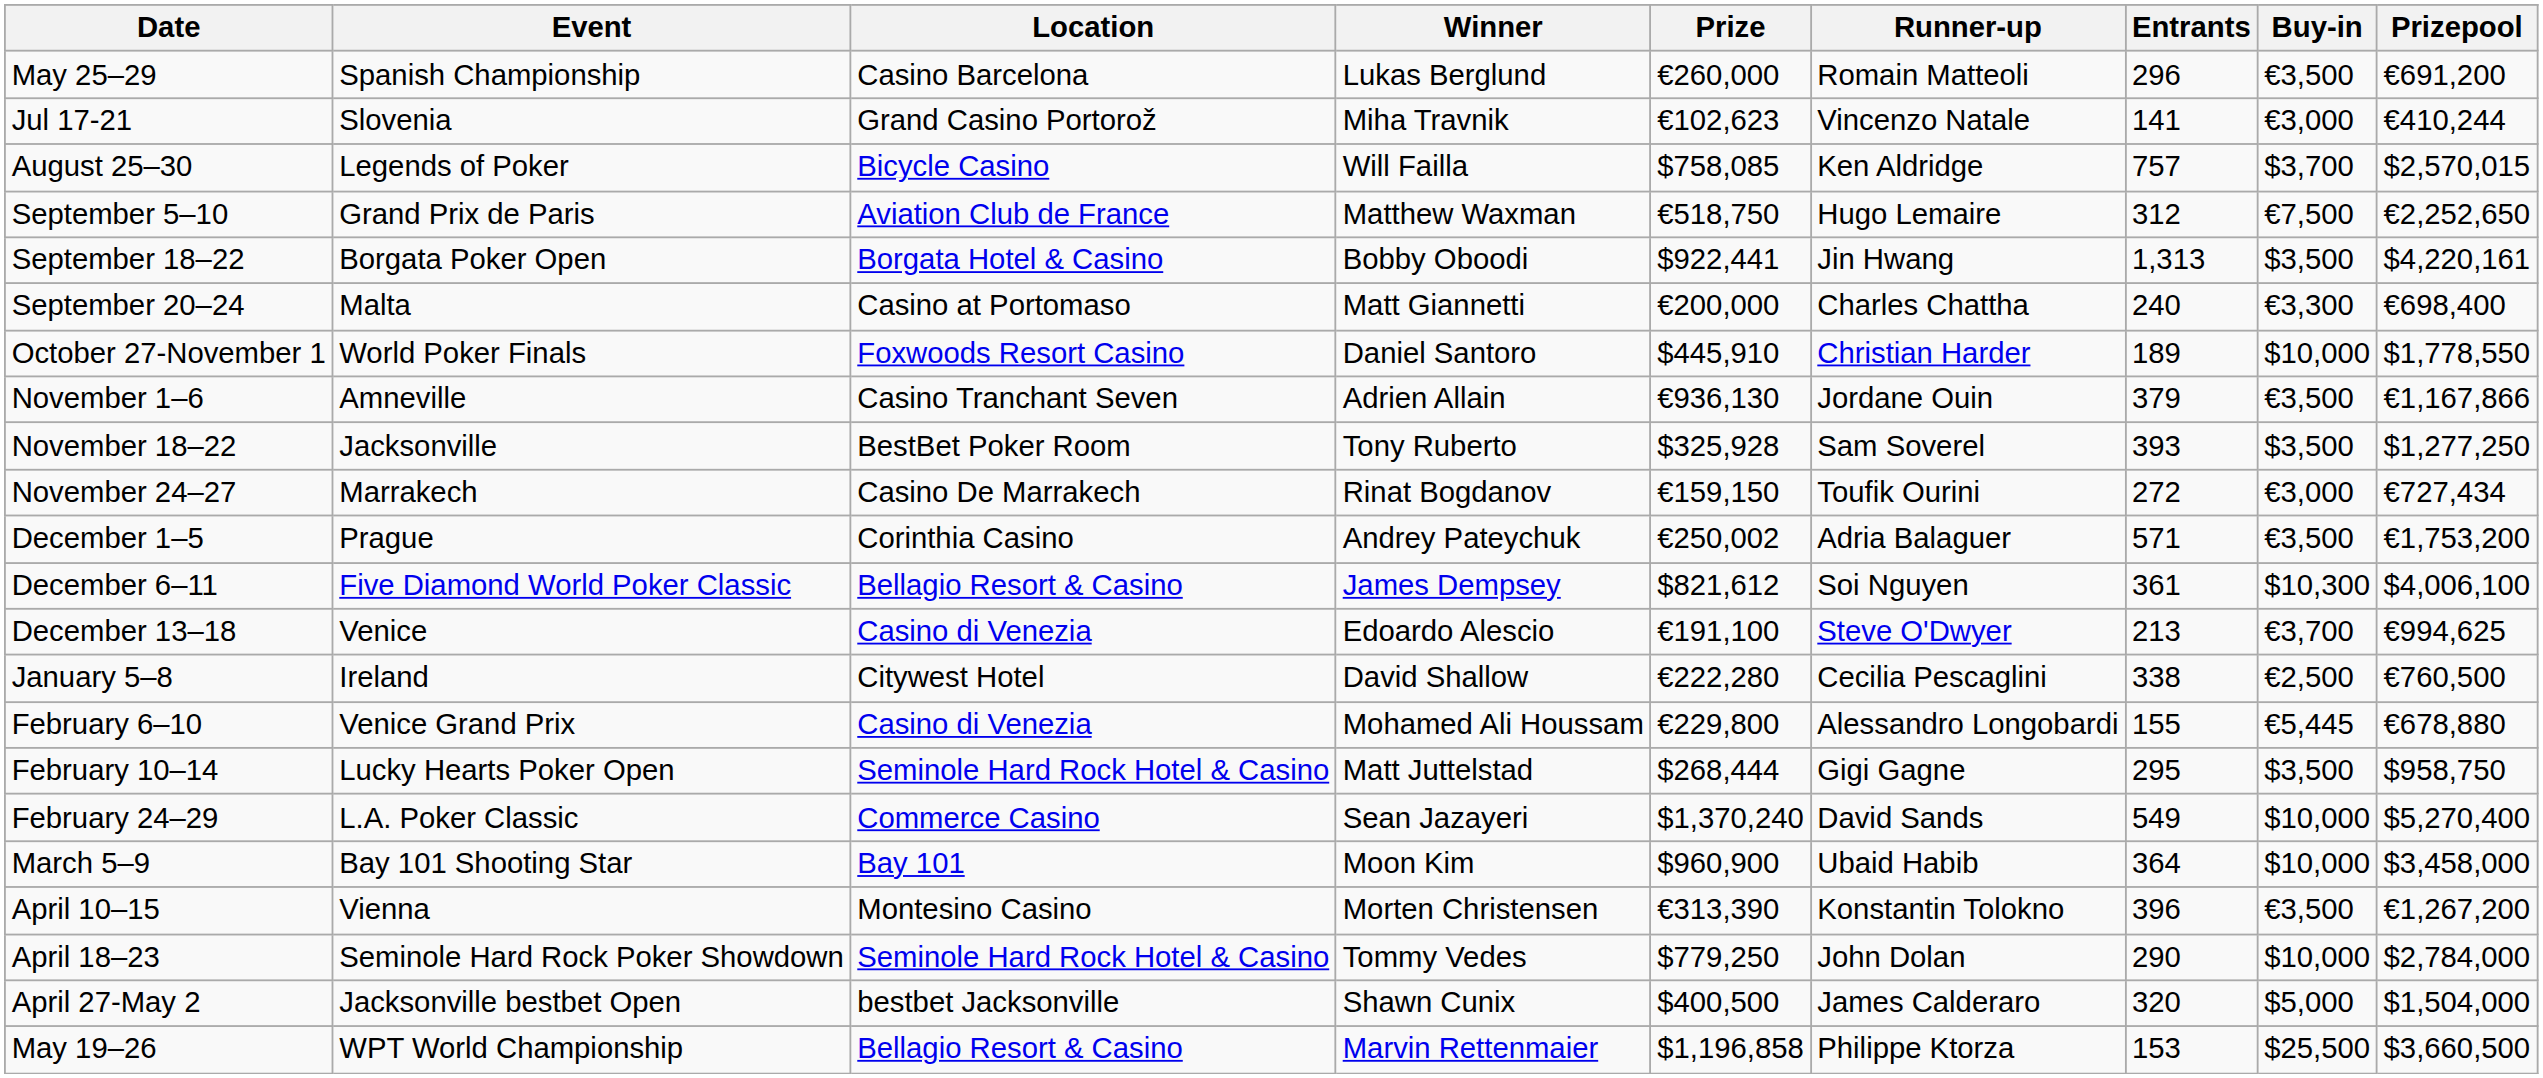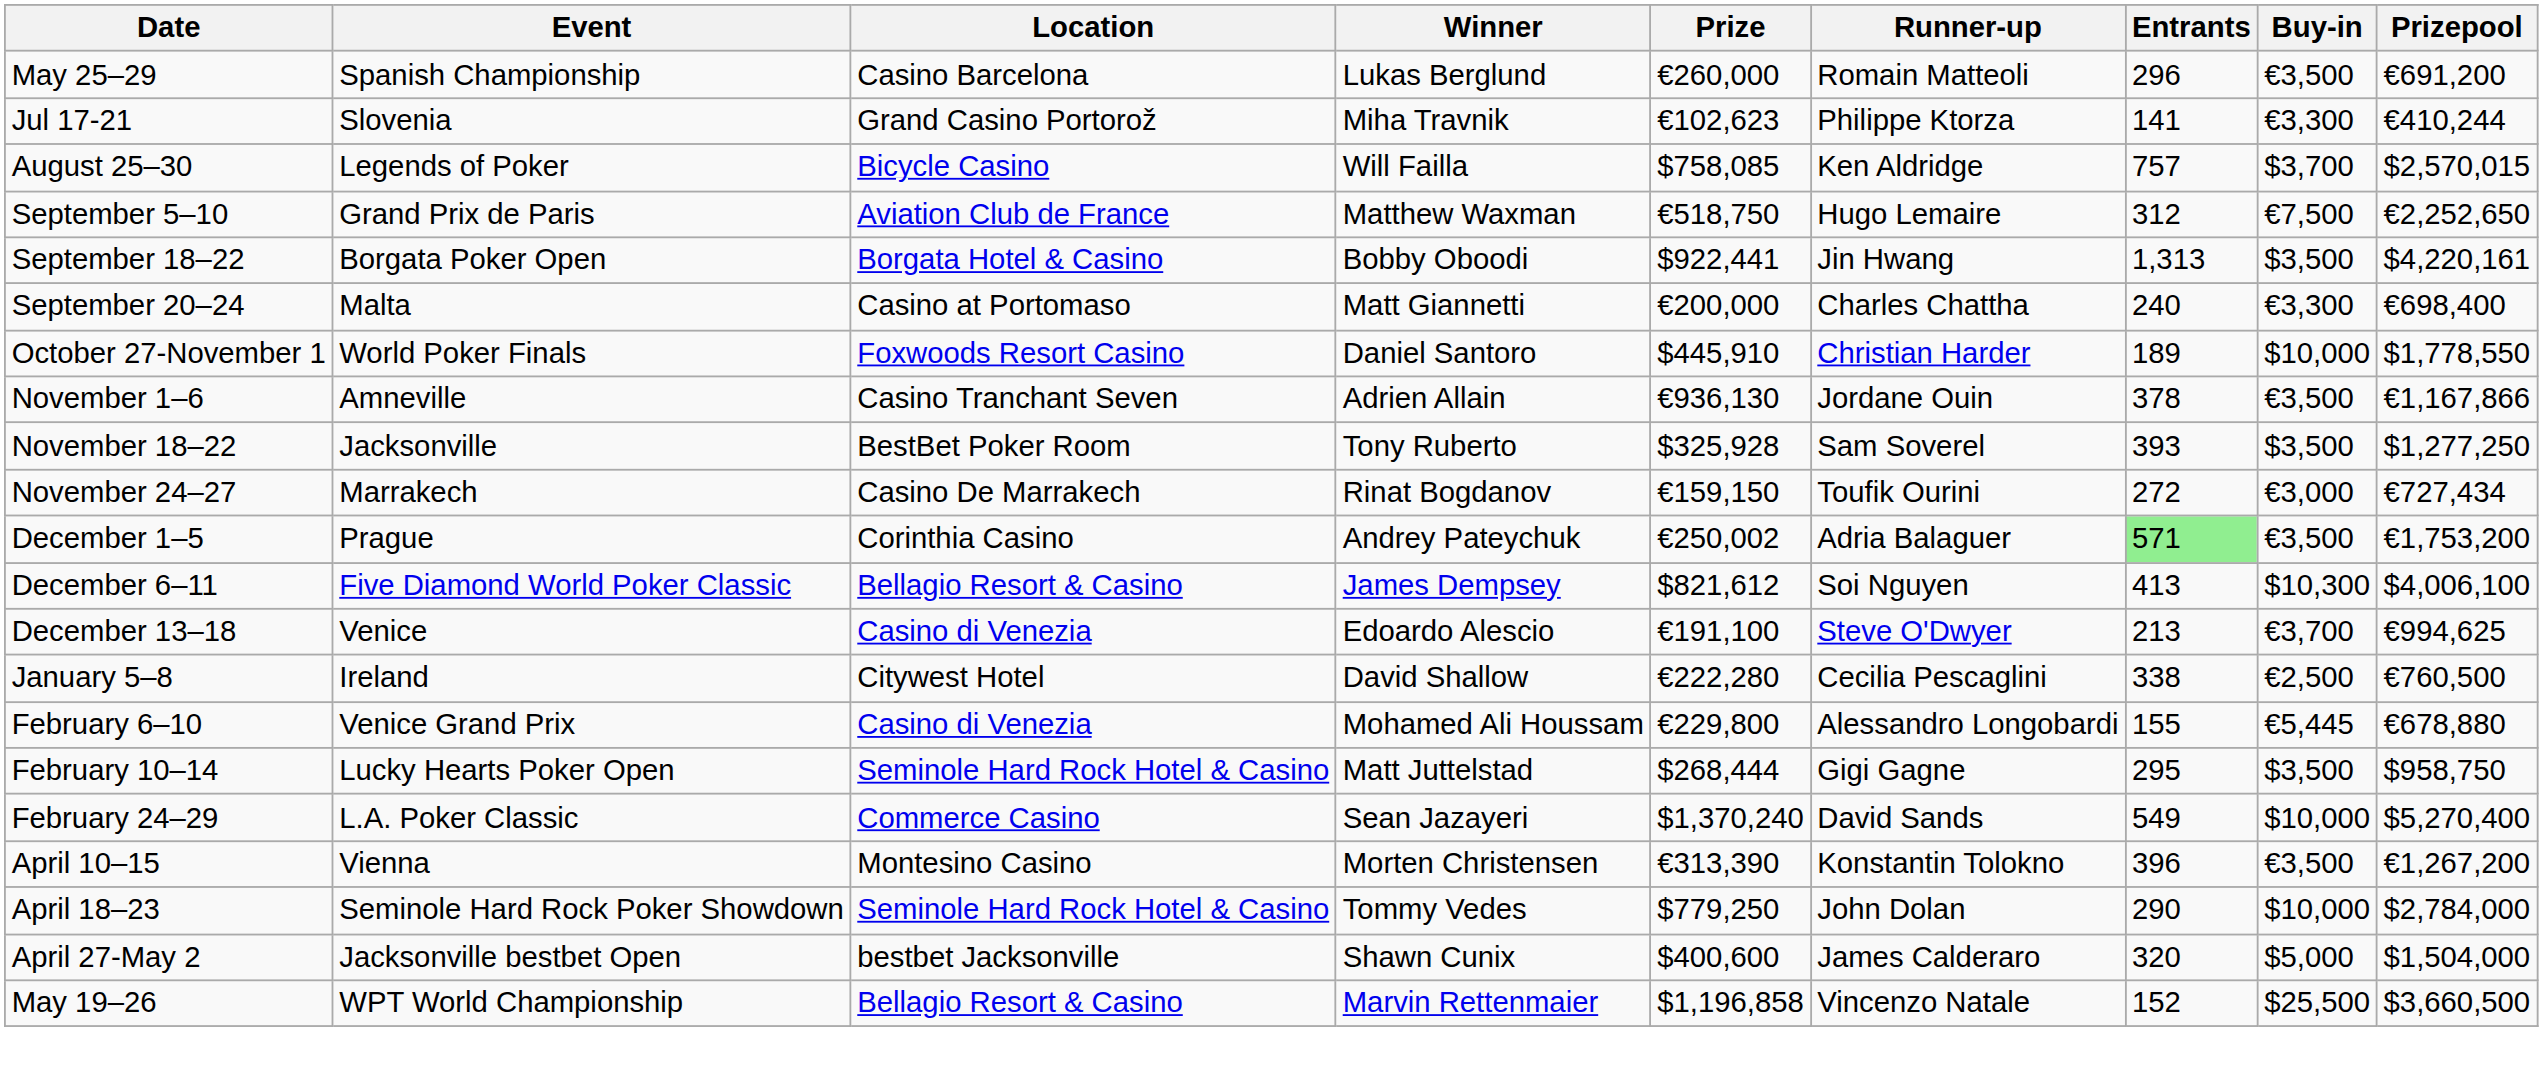(1924, 120) Vincenzo Natale -> (1916, 120) Philippe Ktorza
(2309, 120) €3,000 -> (2309, 120) €3,300
(2156, 399) 379 -> (2156, 399) 378
(2156, 538) no background -> (2156, 538) lightgreen background
(2156, 584) 361 -> (2156, 584) 413
- row: (81, 863)
(1718, 1002) $400,500 -> (1718, 956) $400,600
(1916, 1049) Philippe Ktorza -> (1924, 1002) Vincenzo Natale
(2156, 1049) 153 -> (2156, 1002) 152
